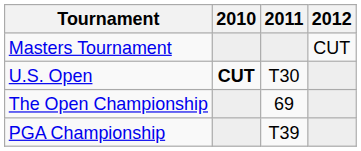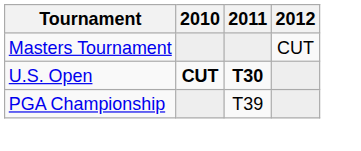(284, 76) normal -> (248, 76) bold
- row: (108, 104)
